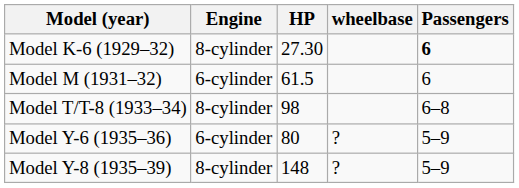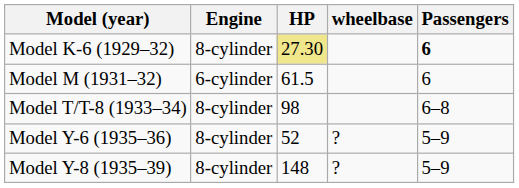(302, 49) no background -> (302, 49) khaki background
(234, 138) 6-cylinder -> (234, 138) 8-cylinder
(290, 138) 80 -> (290, 138) 52
